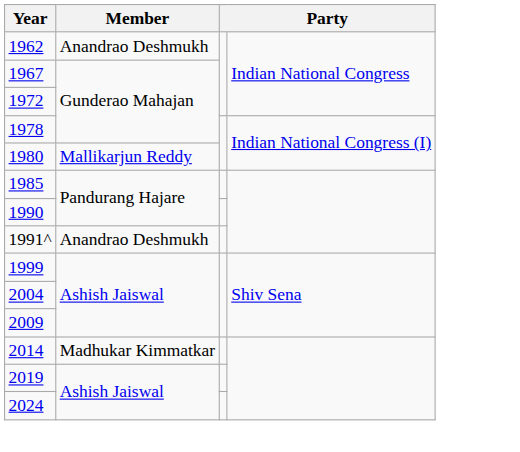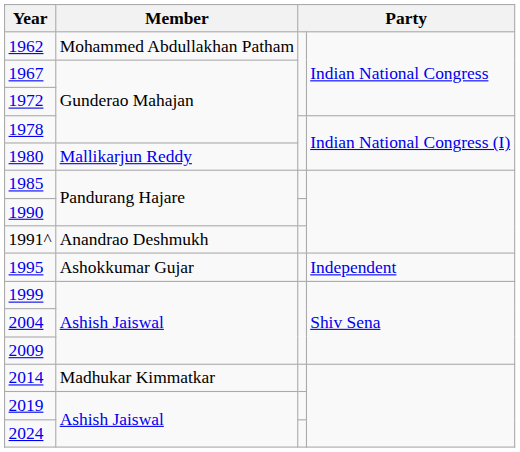(134, 45) Anandrao Deshmukh -> (177, 45) Mohammed Abdullakhan Patham
+ row: (26, 267)
